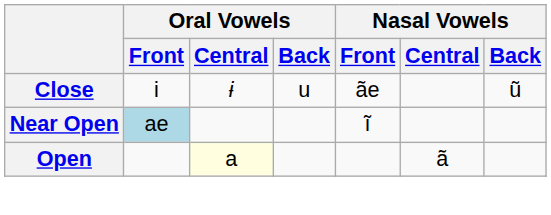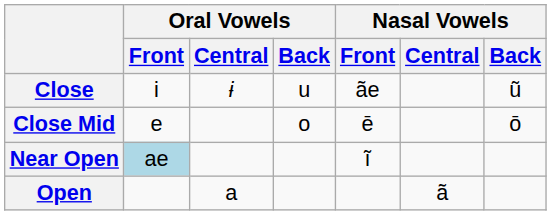+ row: (64, 124)
(231, 158) lightyellow background -> (231, 192) no background
